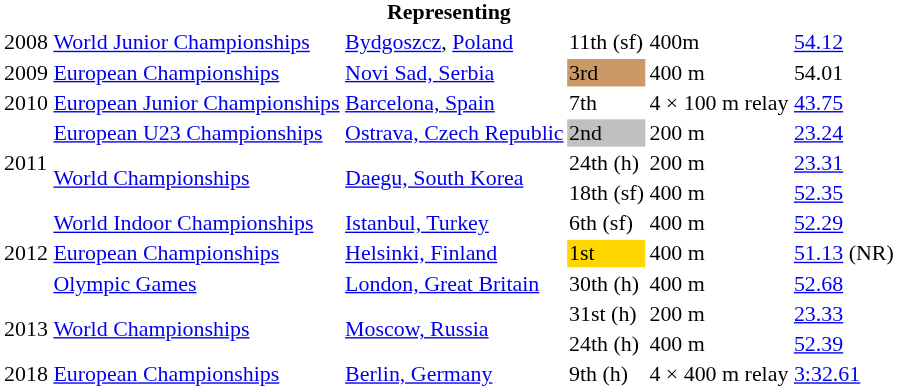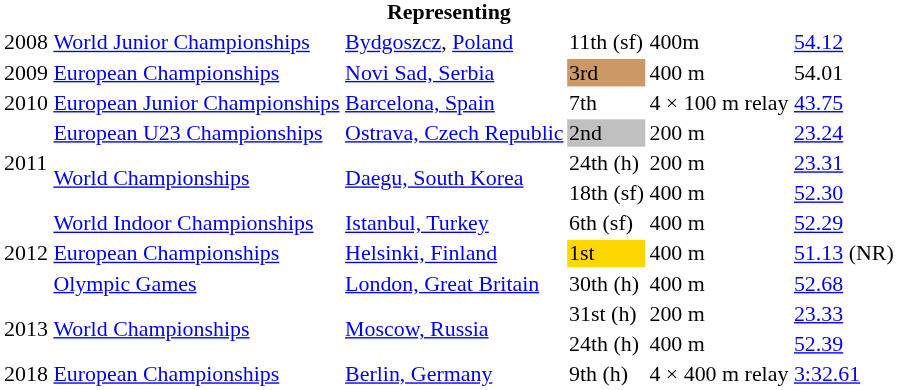(819, 193) 52.35 -> (819, 193) 52.30
